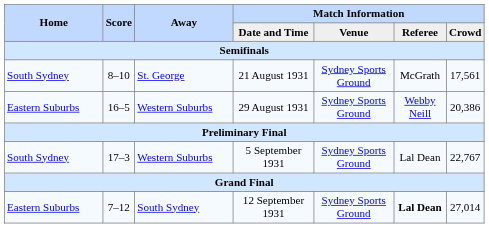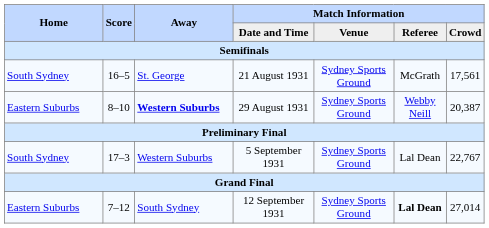(119, 75) 8–10 -> (119, 75) 16–5
(119, 107) 16–5 -> (119, 107) 8–10
(175, 107) normal -> (178, 107) bold
(465, 107) 20,386 -> (465, 107) 20,387
